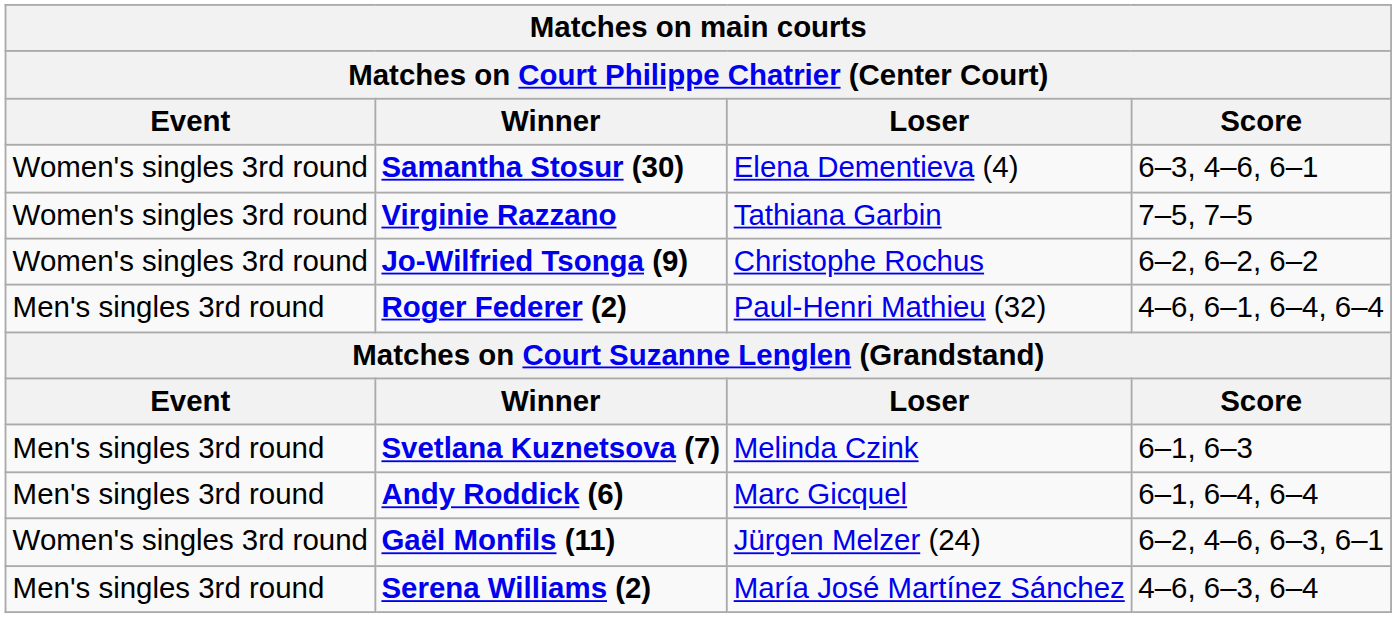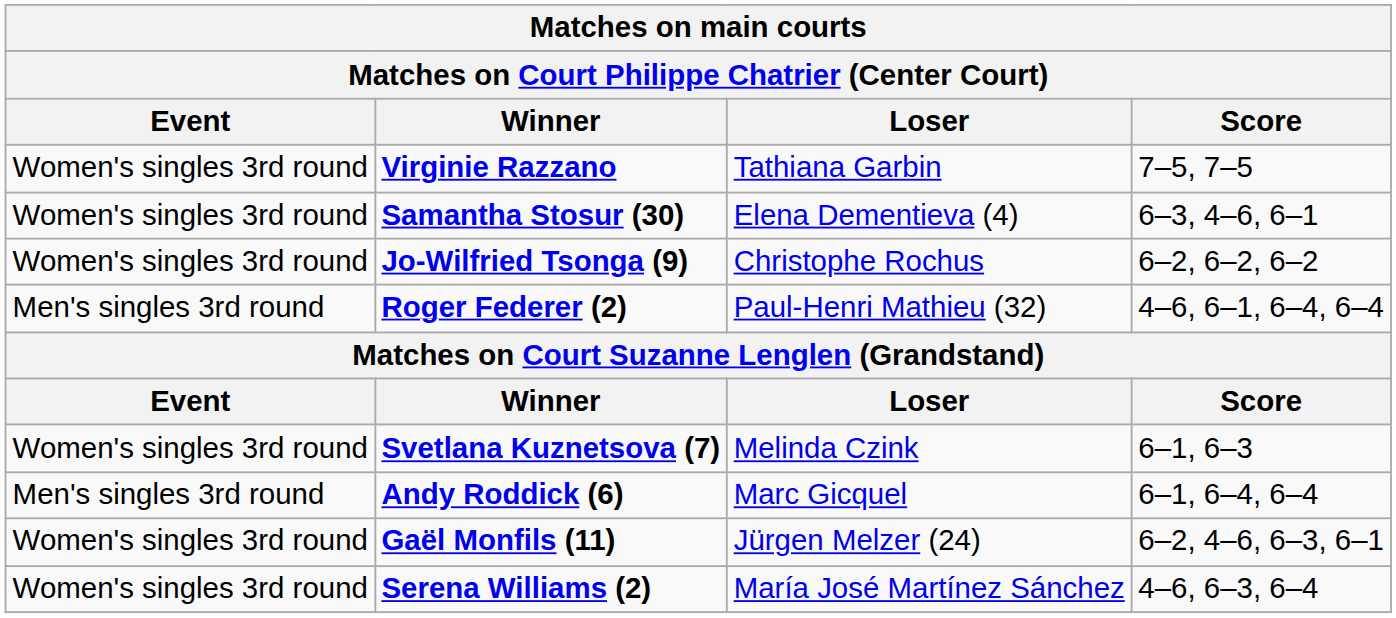rows swapped: (533, 167) <-> (499, 214)
(168, 448) Men's singles 3rd round -> (190, 448) Women's singles 3rd round
(168, 588) Men's singles 3rd round -> (190, 588) Women's singles 3rd round
